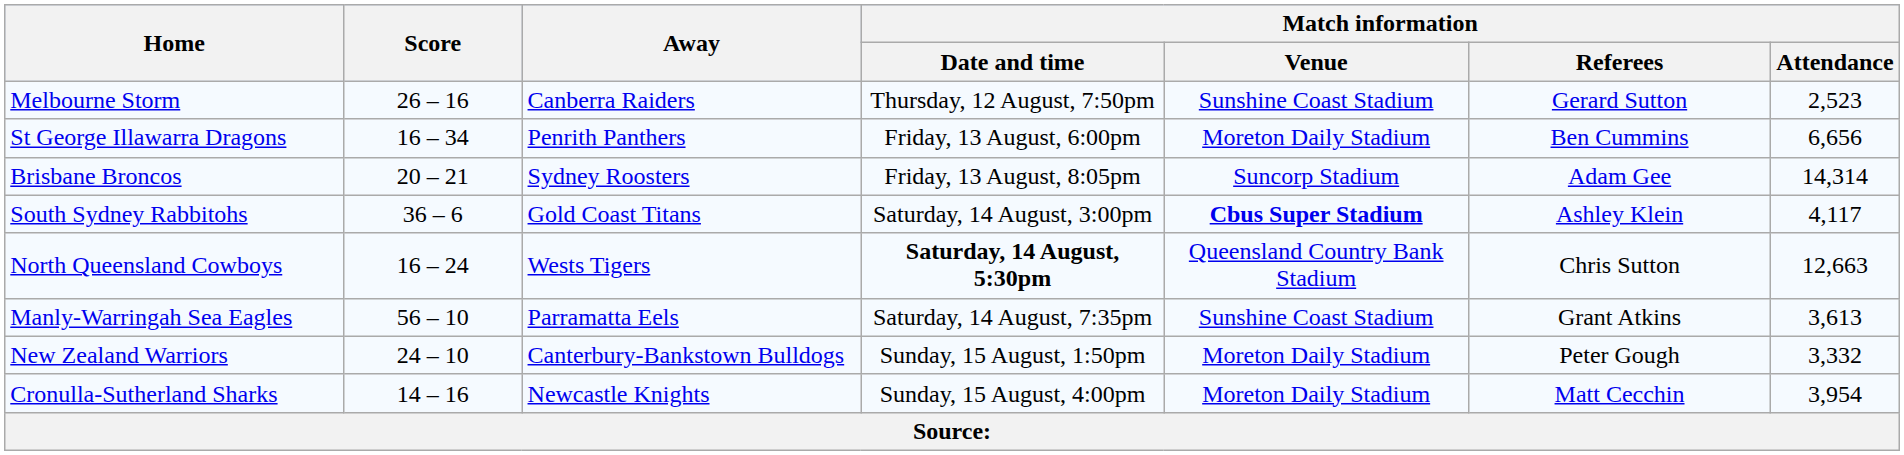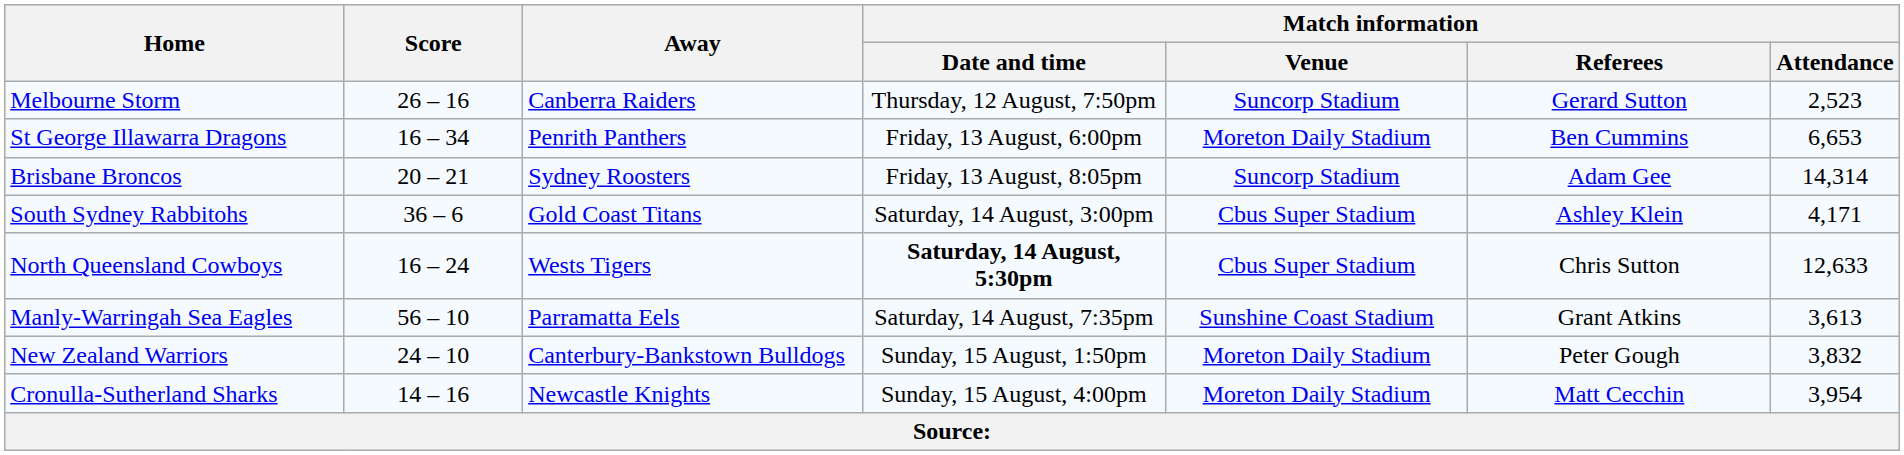(1316, 99) Sunshine Coast Stadium -> (1317, 99) Suncorp Stadium
(1835, 137) 6,656 -> (1835, 137) 6,653
(1316, 213) bold -> (1317, 213) normal
(1835, 213) 4,117 -> (1835, 213) 4,171
(1316, 265) Queensland Country Bank Stadium -> (1317, 265) Cbus Super Stadium
(1835, 265) 12,663 -> (1835, 265) 12,633
(1835, 355) 3,332 -> (1835, 355) 3,832
